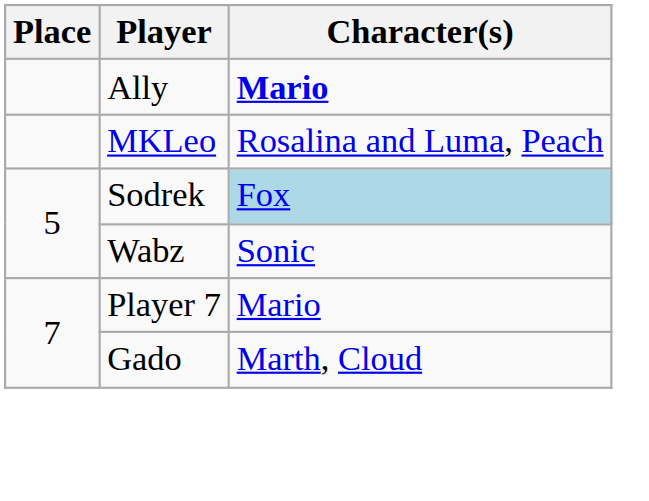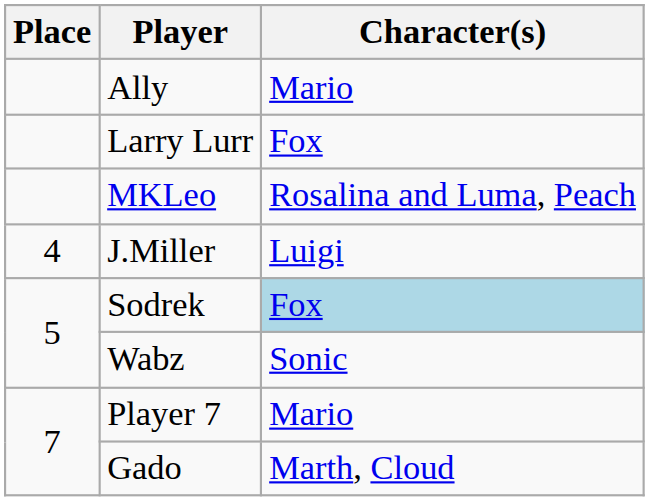(283, 86) bold -> (311, 86) normal
+ row: (180, 140)
+ row: (161, 250)
